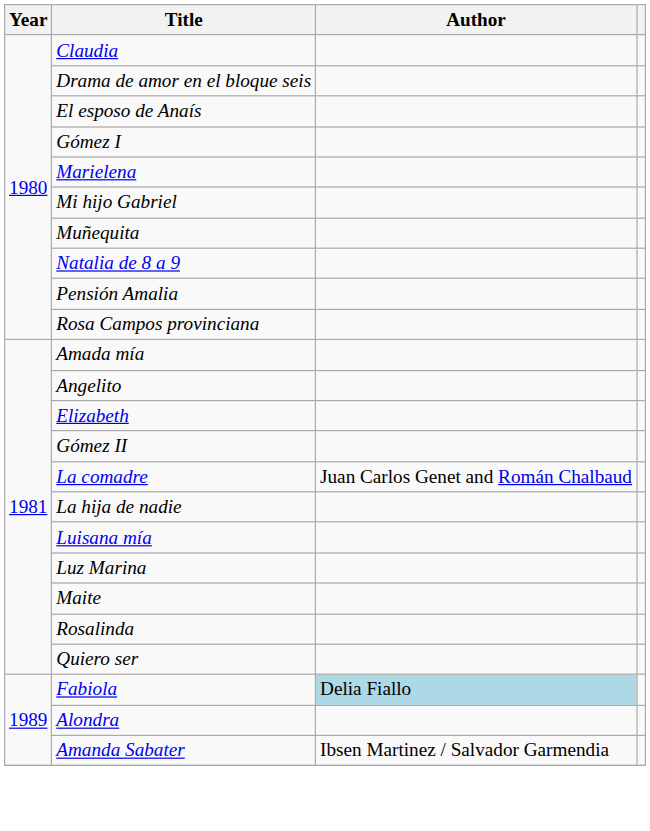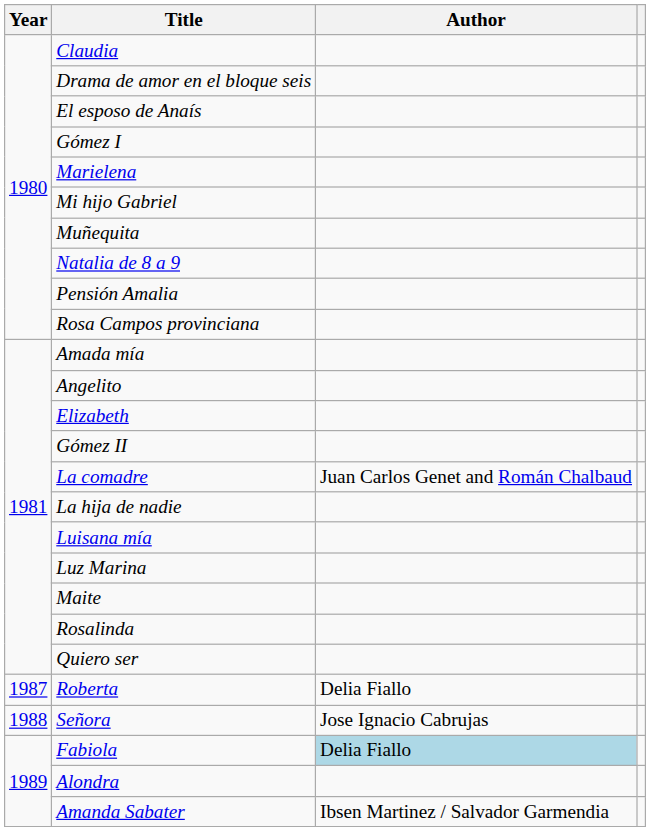+ row: (87, 689)
+ row: (83, 720)
